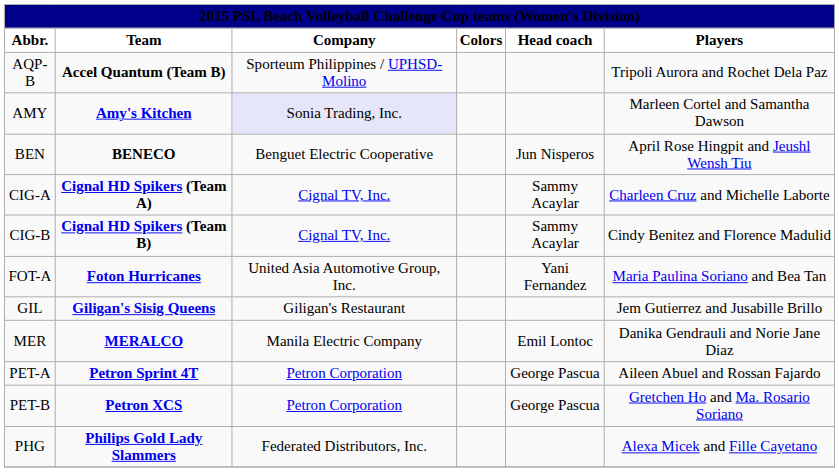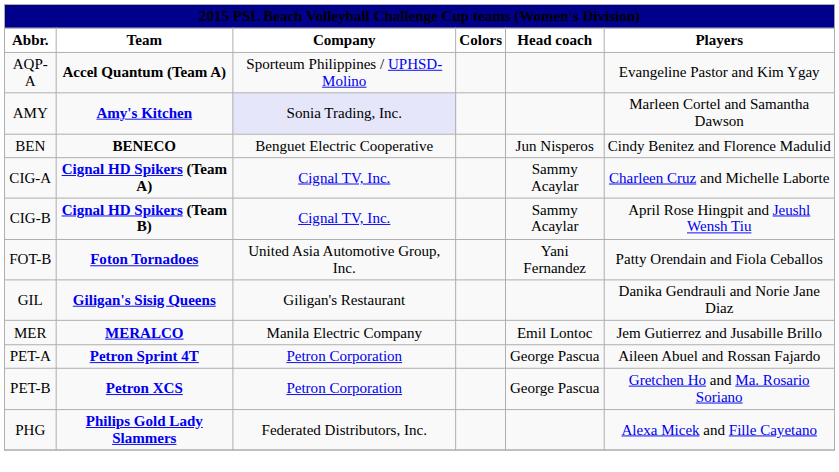+ row: (30, 72)
- row: (30, 72)
(719, 154) April Rose Hingpit and Jeushl Wensh Tiu -> (719, 145) Cindy Benitez and Florence Madulid
(719, 235) Cindy Benitez and Florence Madulid -> (719, 218) April Rose Hingpit and Jeushl Wensh Tiu
- row: (30, 276)
+ row: (30, 259)
(719, 308) Jem Gutierrez and Jusabille Brillo -> (719, 300) Danika Gendrauli and Norie Jane Diaz
(719, 341) Danika Gendrauli and Norie Jane Diaz -> (719, 332) Jem Gutierrez and Jusabille Brillo
